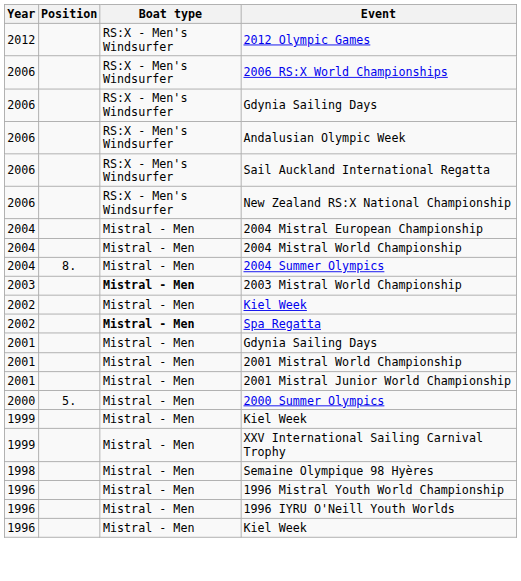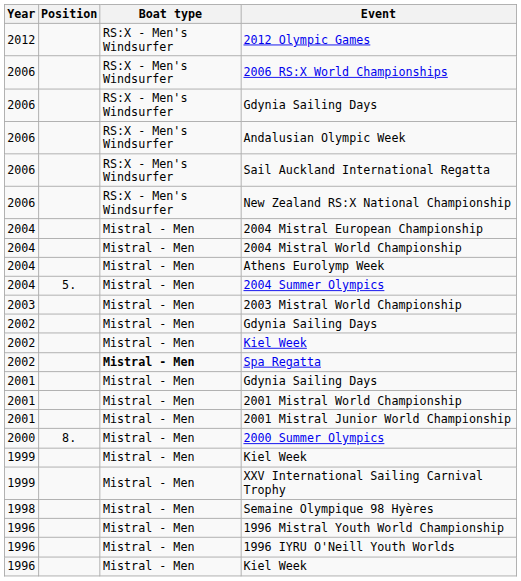+ row: (21, 267)
(69, 267) 8. -> (69, 286) 5.
(149, 286) bold -> (149, 305) normal
+ row: (21, 324)
(69, 400) 5. -> (69, 438) 8.
